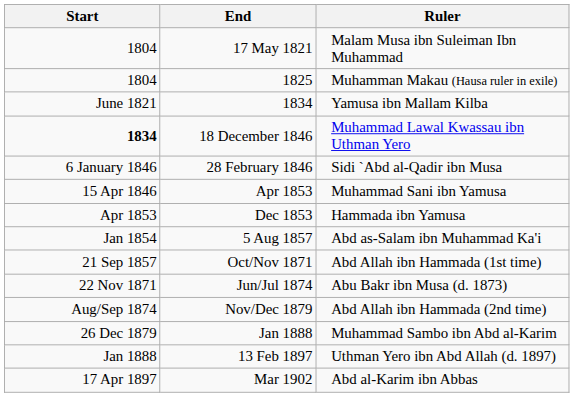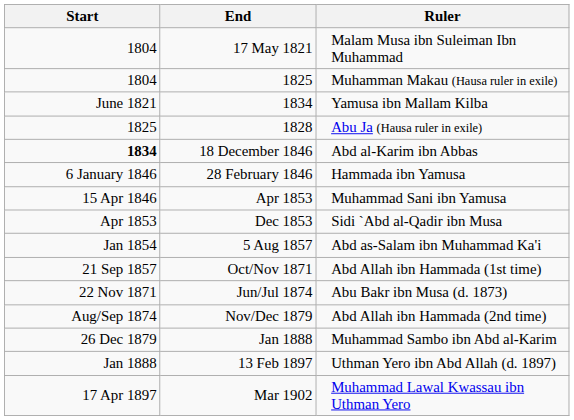+ row: (297, 127)
(428, 135) Muhammad Lawal Kwassau ibn Uthman Yero -> (404, 151) Abd al-Karim ibn Abbas
(417, 167) Sidi `Abd al-Qadir ibn Musa -> (398, 174) Hammada ibn Yamusa
(398, 214) Hammada ibn Yamusa -> (417, 221) Sidi `Abd al-Qadir ibn Musa
(404, 380) Abd al-Karim ibn Abbas -> (428, 395) Muhammad Lawal Kwassau ibn Uthman Yero
